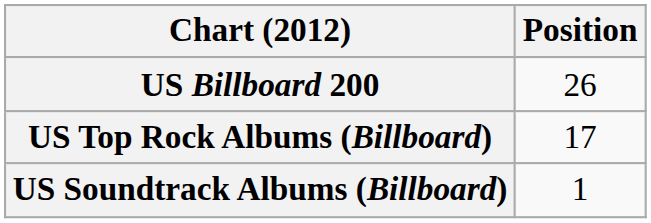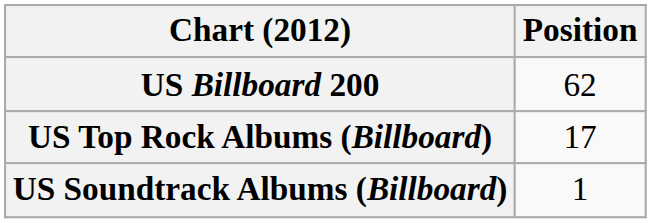(580, 83) 26 -> (580, 83) 62
